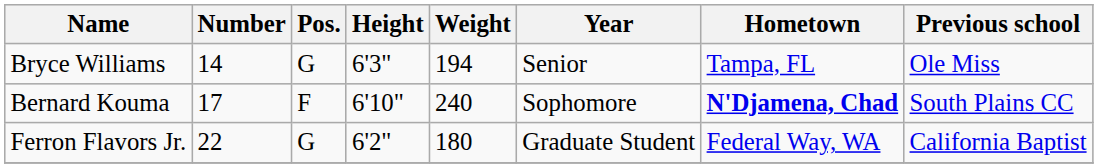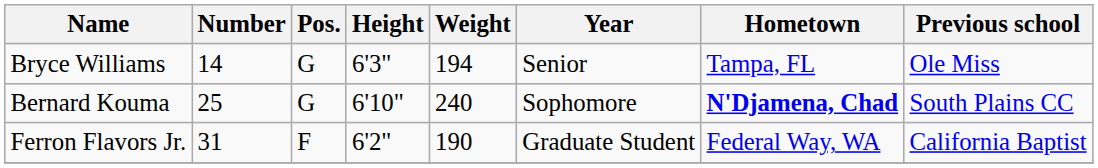(210, 102) 17 -> (210, 102) 25
(304, 102) F -> (306, 102) G
(210, 142) 22 -> (210, 142) 31
(306, 142) G -> (304, 142) F
(454, 142) 180 -> (454, 142) 190
